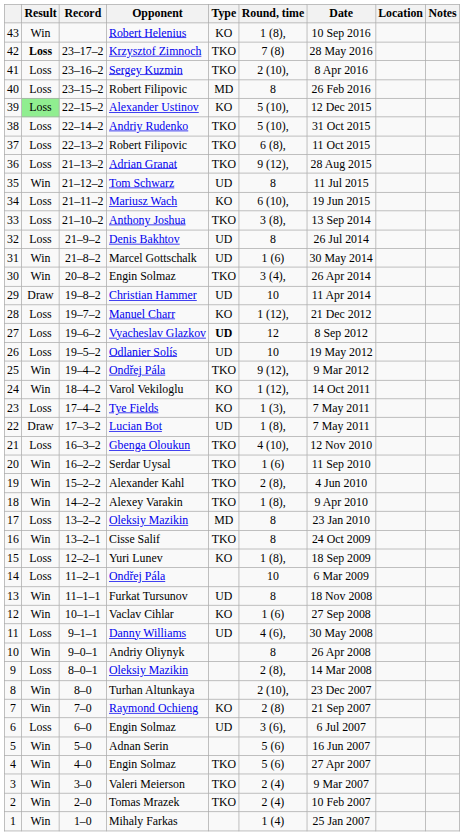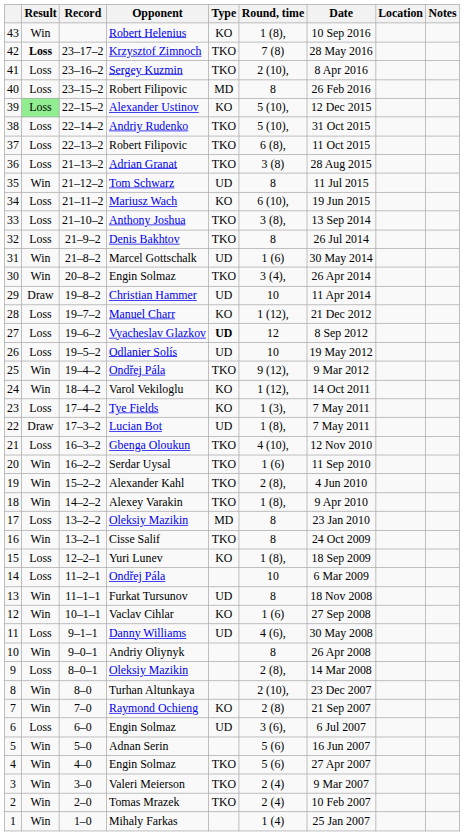(273, 164) 9 (12), -> (273, 164) 3 (8)
(224, 239) UD -> (224, 239) TKO
